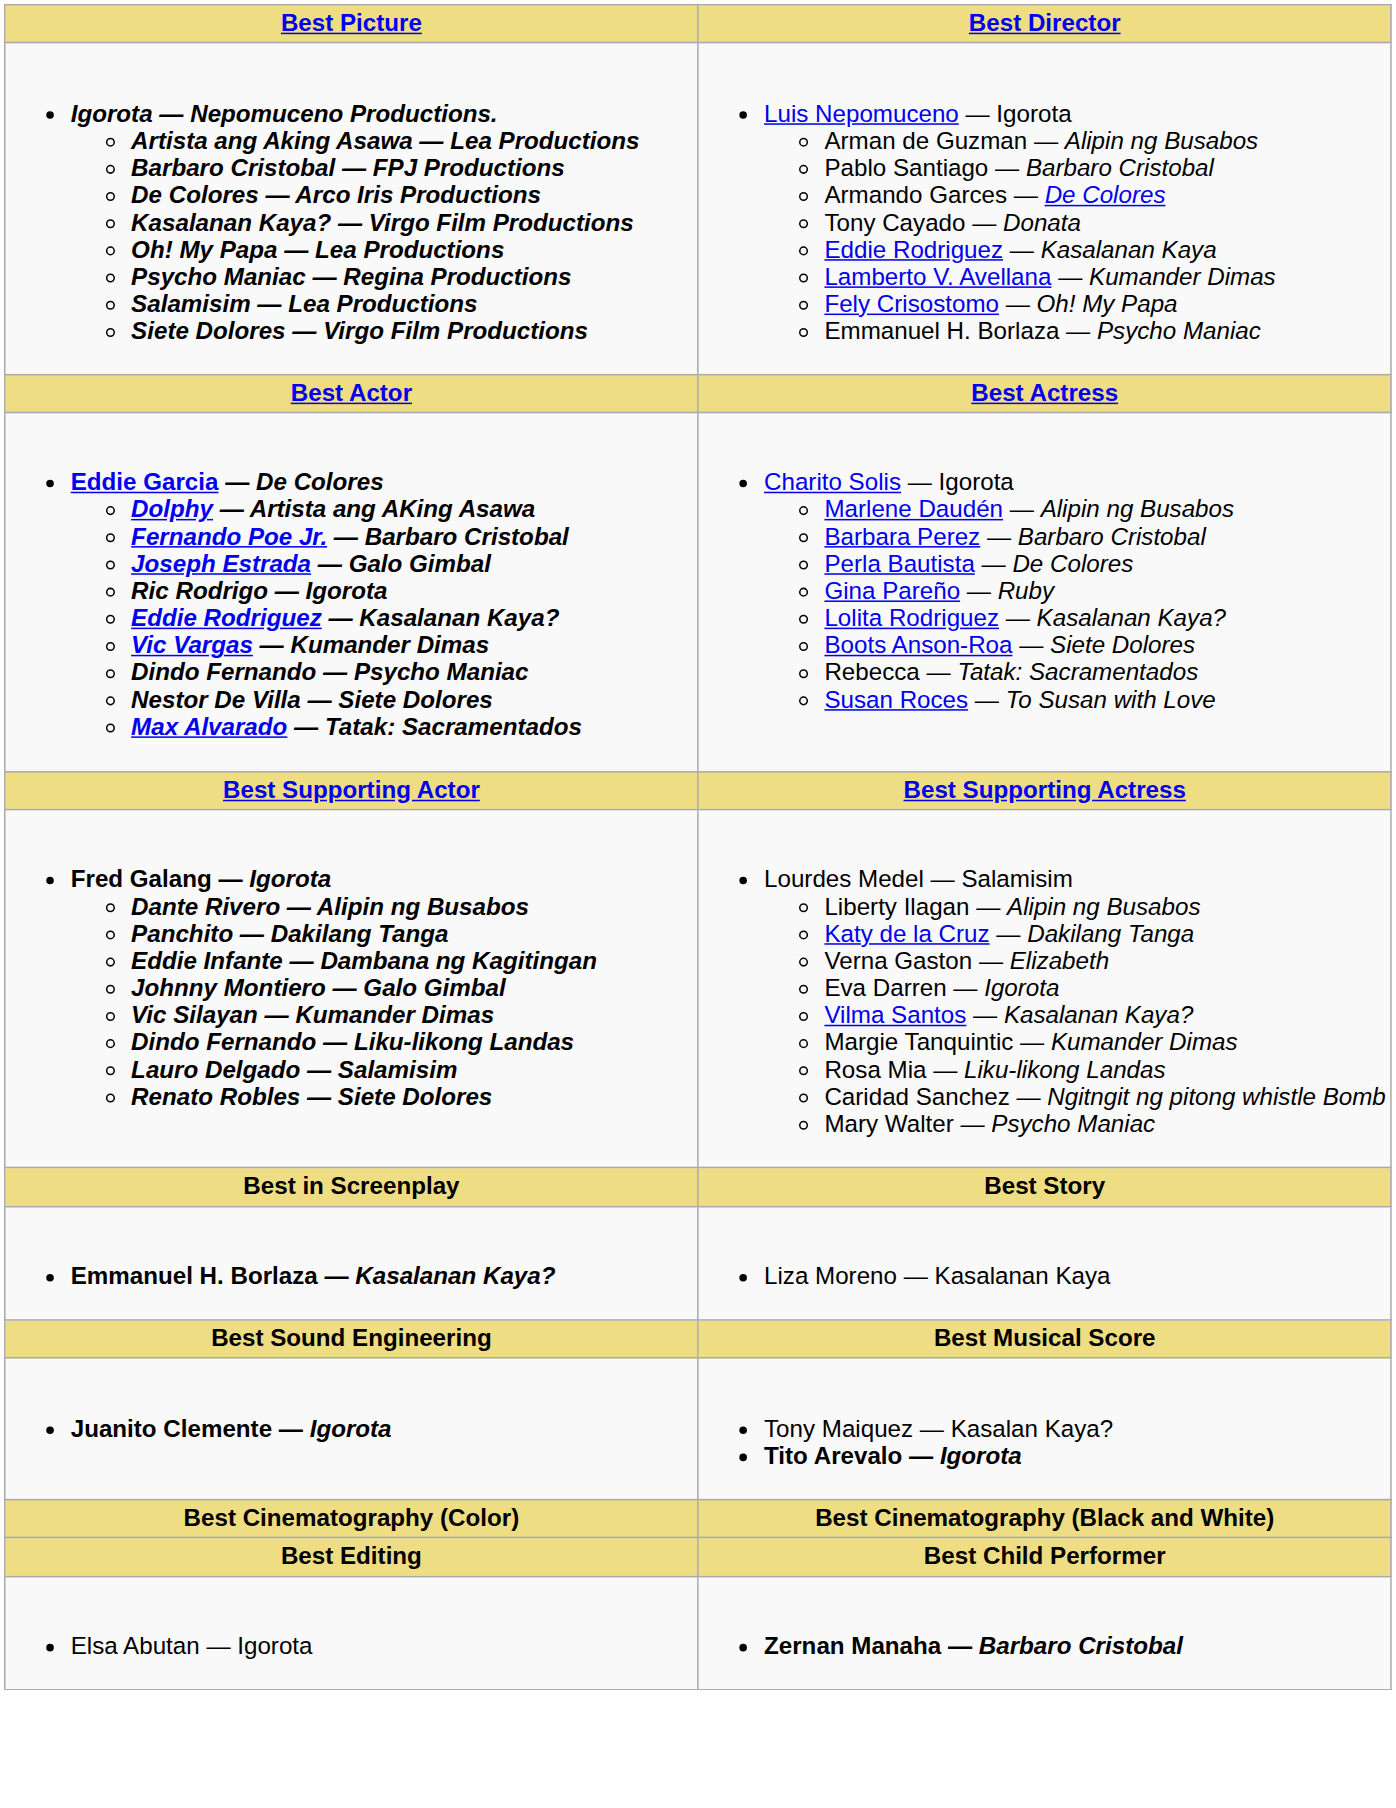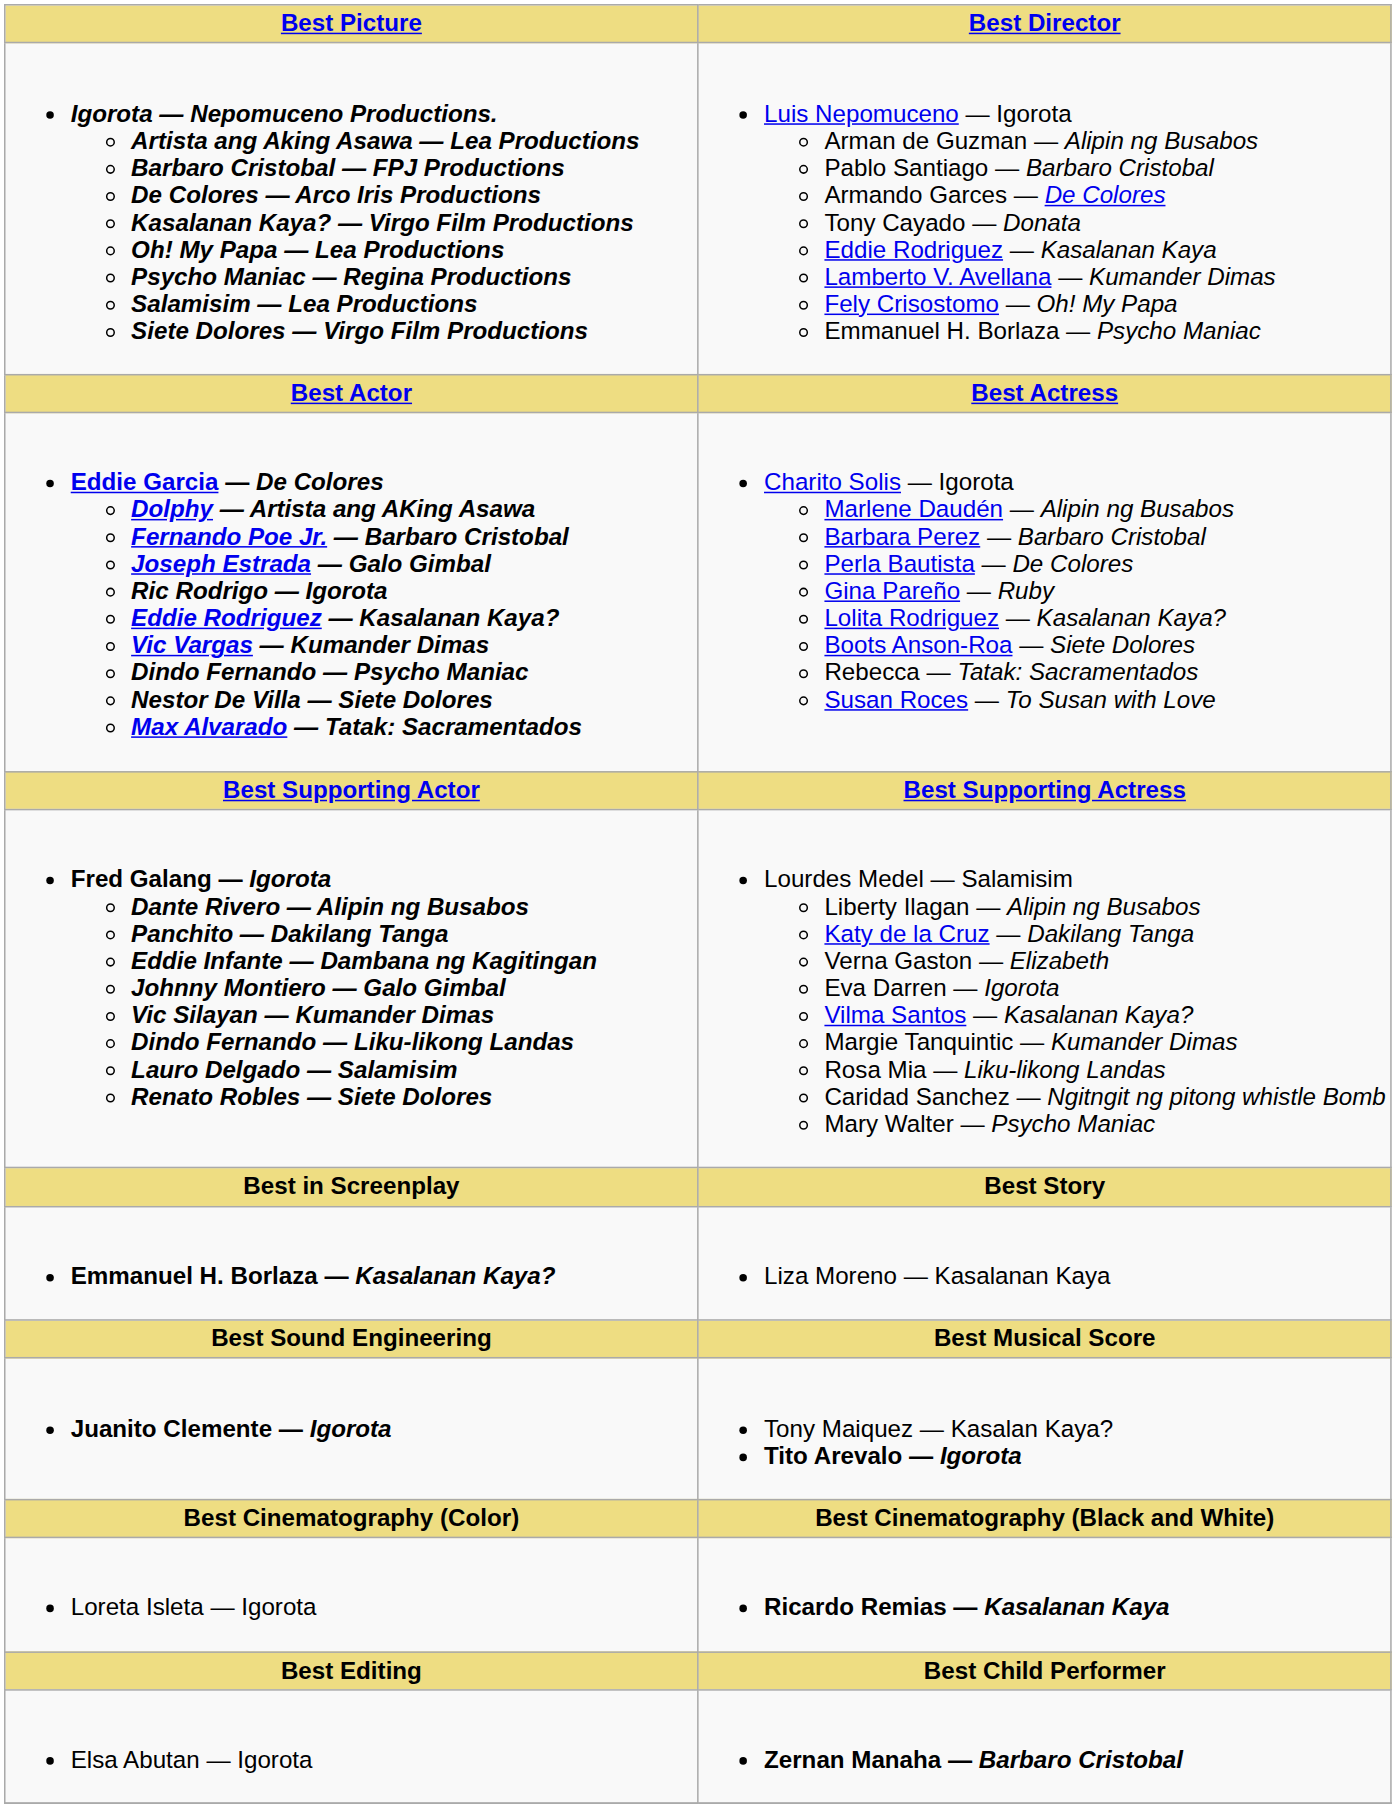+ row: (351, 1608)
